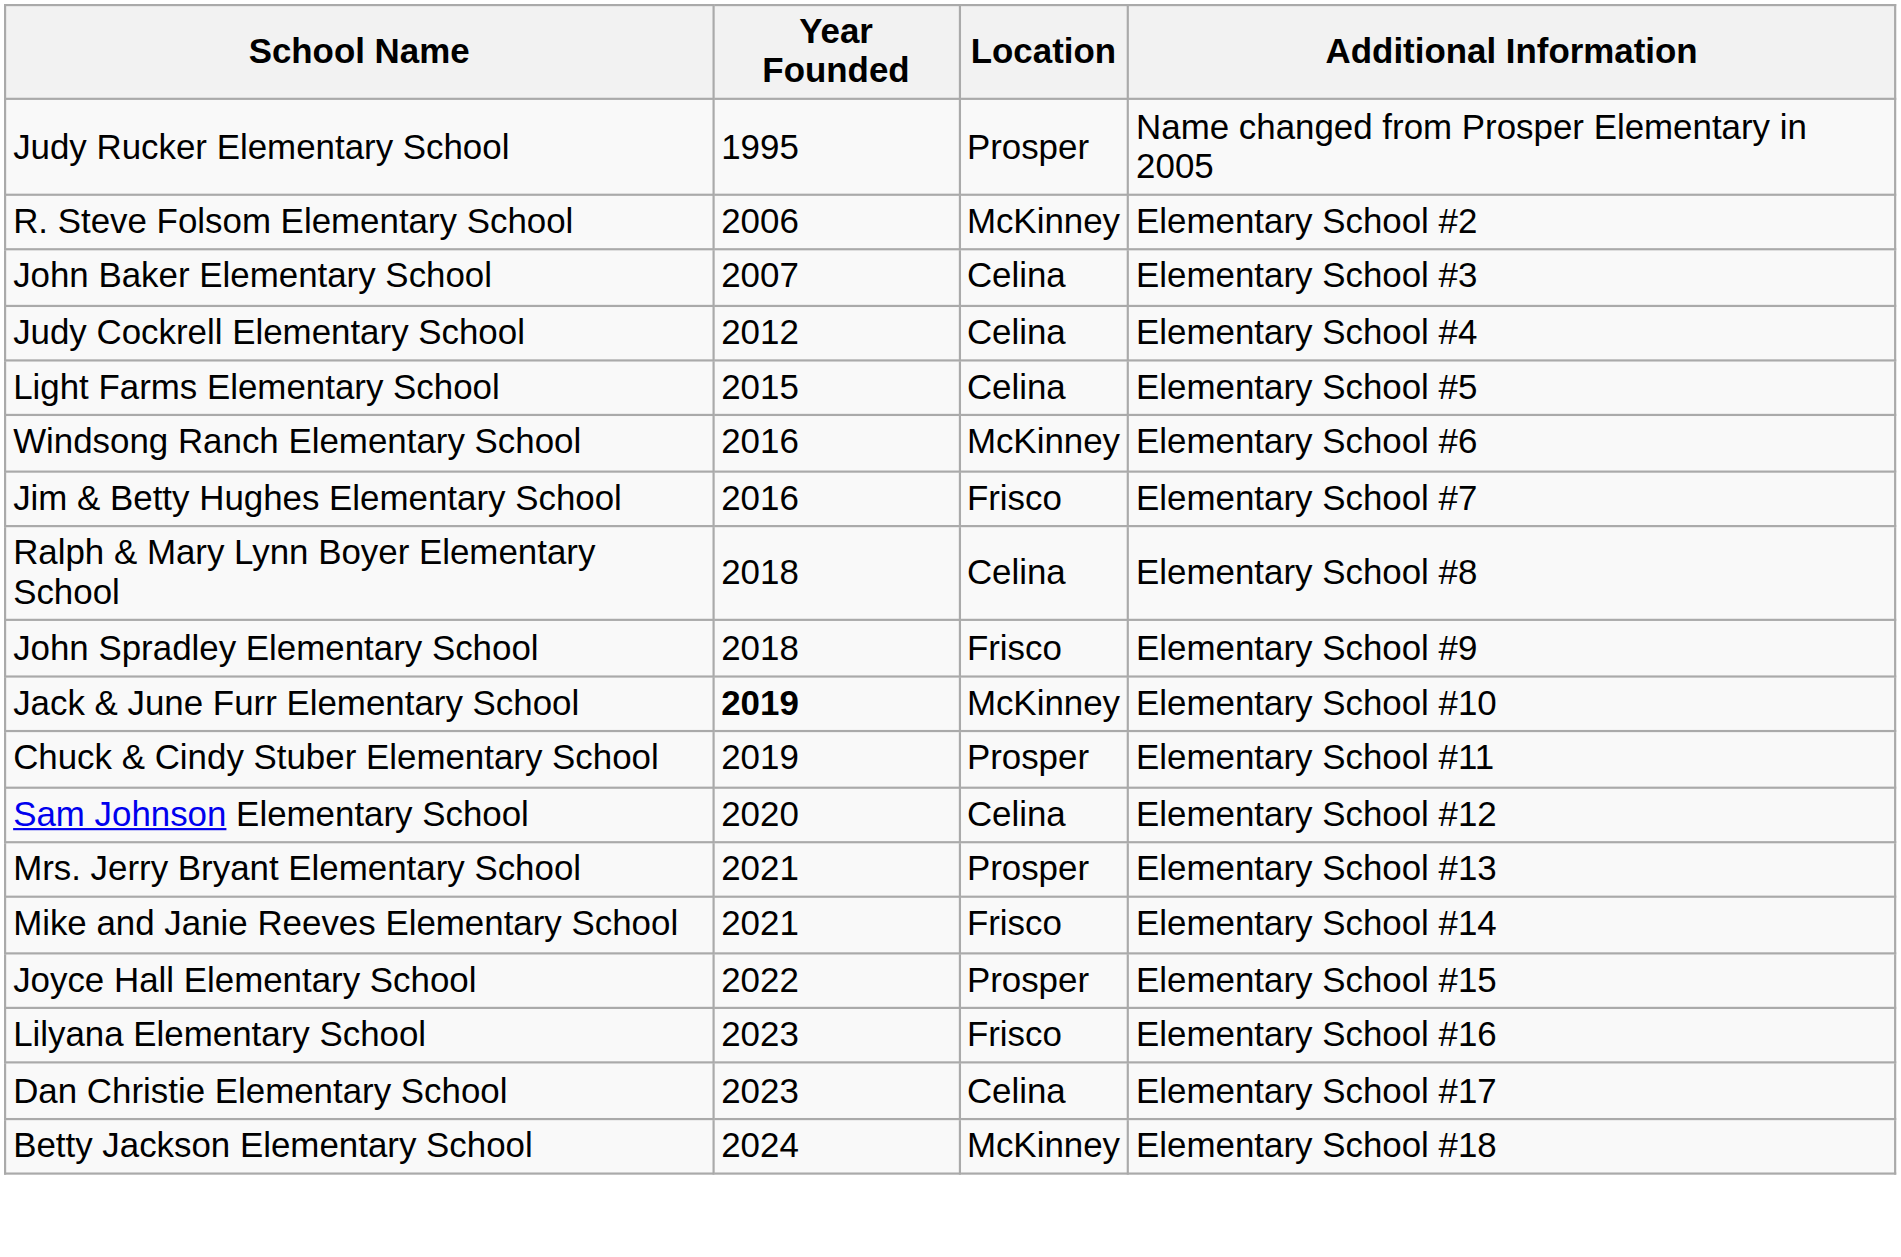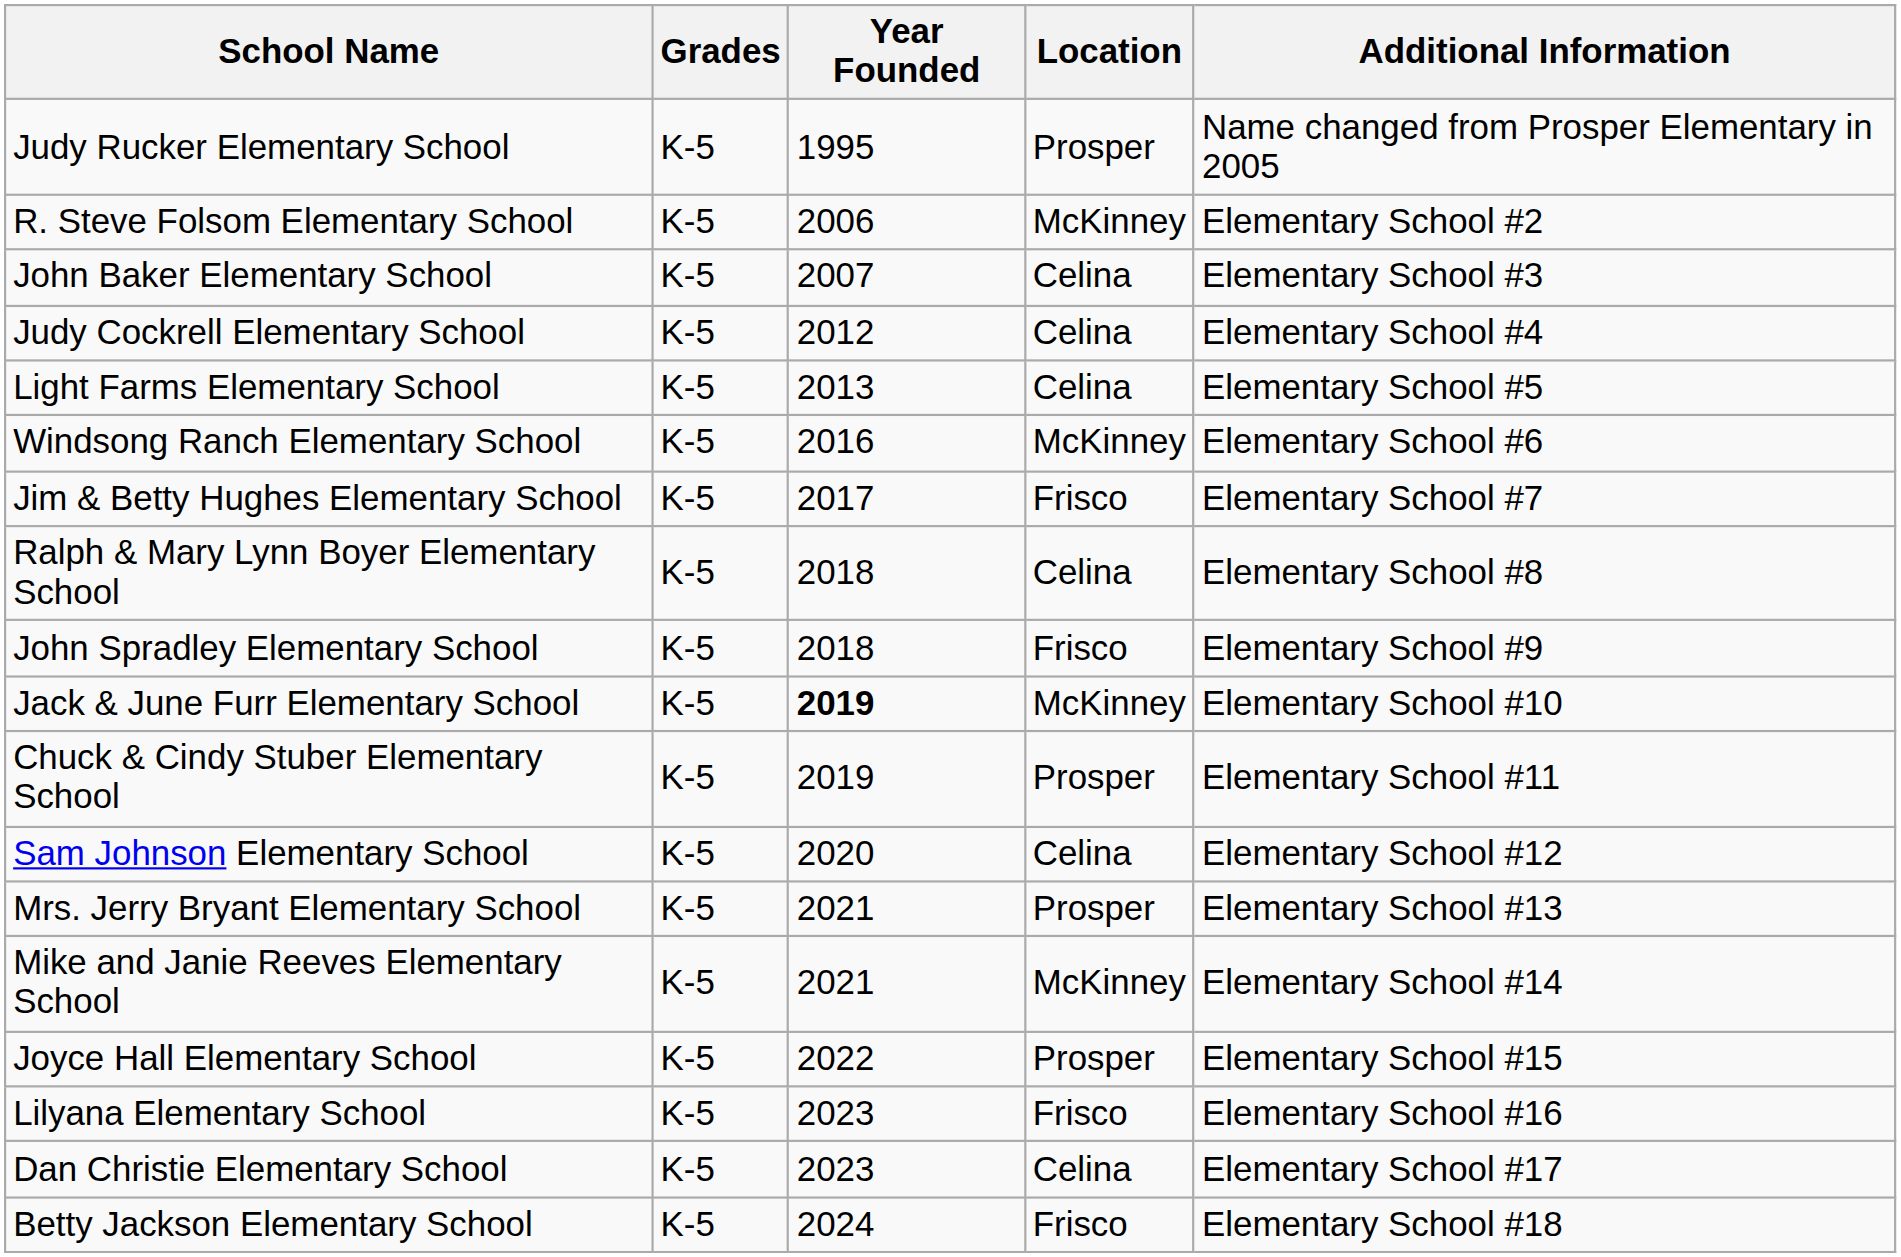+ column: (721, 51)
(760, 387) 2015 -> (836, 387) 2013
(760, 497) 2016 -> (836, 497) 2017
(1014, 924) Frisco -> (1109, 983) McKinney
(1043, 1145) McKinney -> (1080, 1224) Frisco
